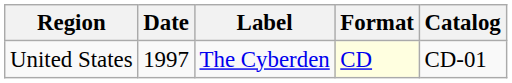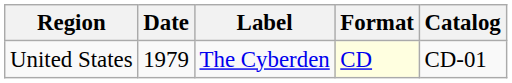(166, 58) 1997 -> (166, 58) 1979
